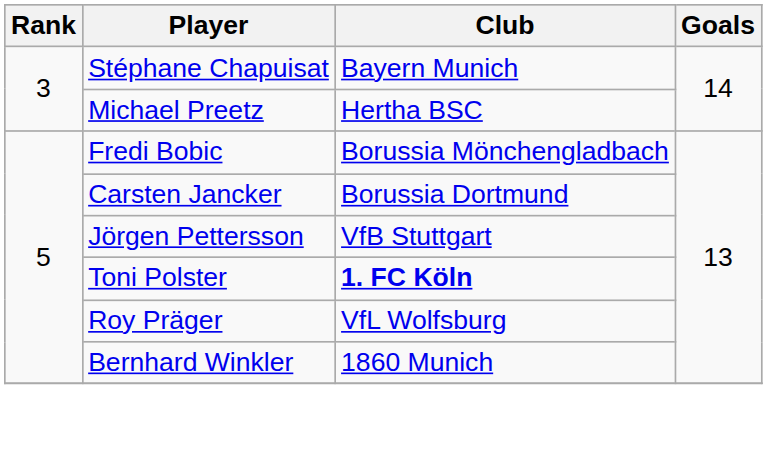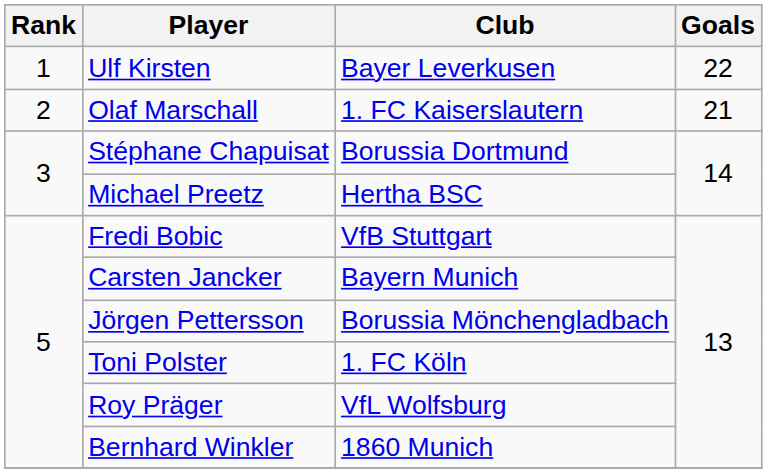+ row: (149, 67)
+ row: (173, 109)
(430, 67) Bayern Munich -> (455, 151) Borussia Dortmund
(505, 151) Borussia Mönchengladbach -> (416, 236) VfB Stuttgart
(455, 194) Borussia Dortmund -> (430, 278) Bayern Munich
(416, 236) VfB Stuttgart -> (505, 320) Borussia Mönchengladbach
(407, 278) bold -> (404, 362) normal
